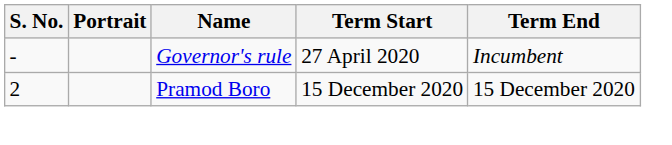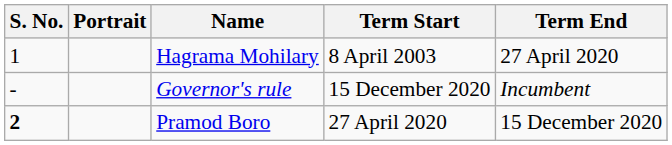+ row: (237, 55)
(360, 55) 27 April 2020 -> (410, 88) 15 December 2020
(15, 88) normal -> (15, 122) bold
(382, 88) 15 December 2020 -> (388, 122) 27 April 2020
